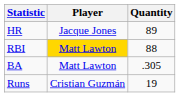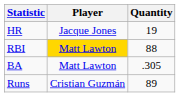(151, 30) 89 -> (151, 30) 19
(151, 83) 19 -> (151, 83) 89
